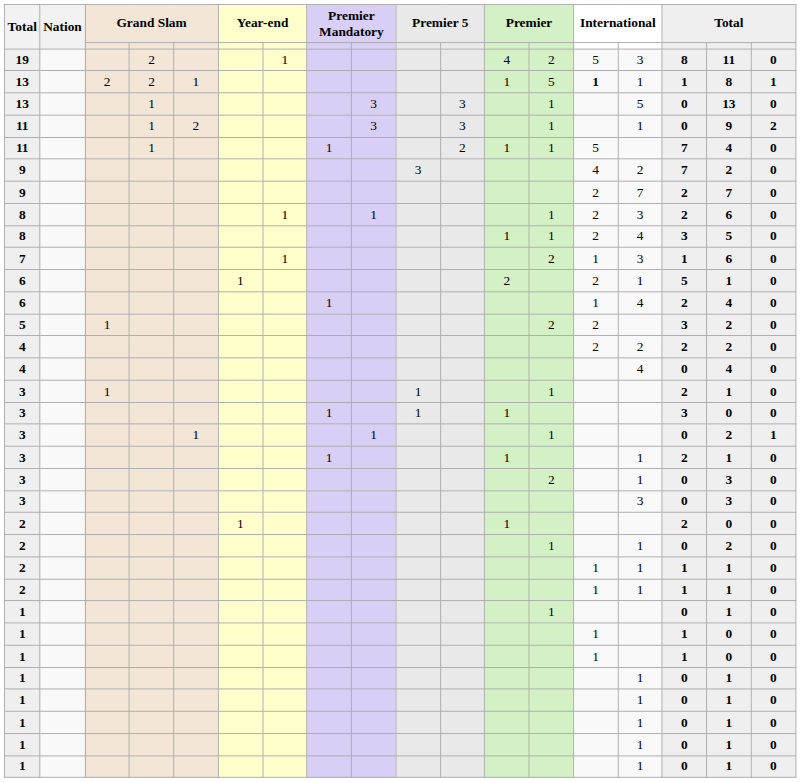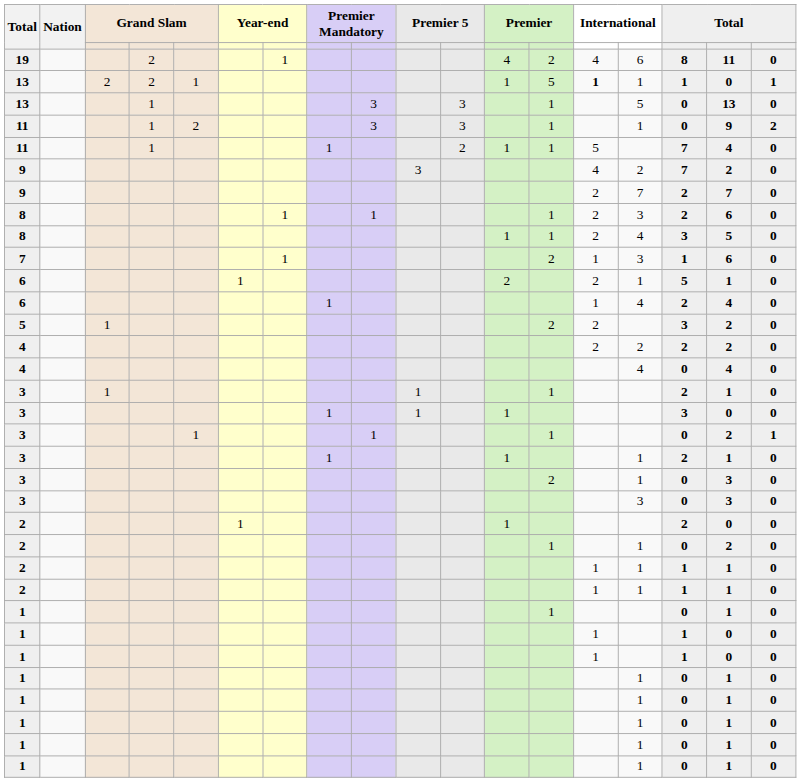(596, 60) 5 -> (596, 60) 4
(640, 60) 3 -> (640, 60) 6
(729, 82) 8 -> (729, 82) 0
